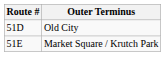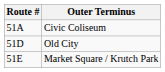+ row: (75, 28)
